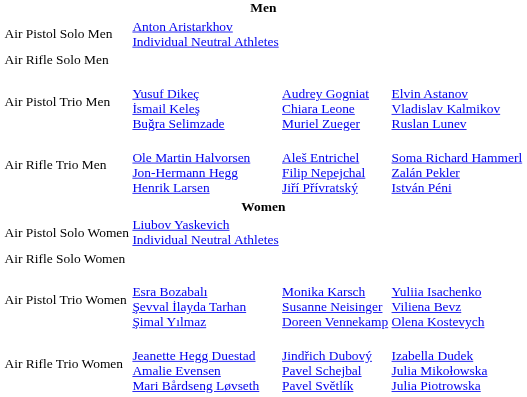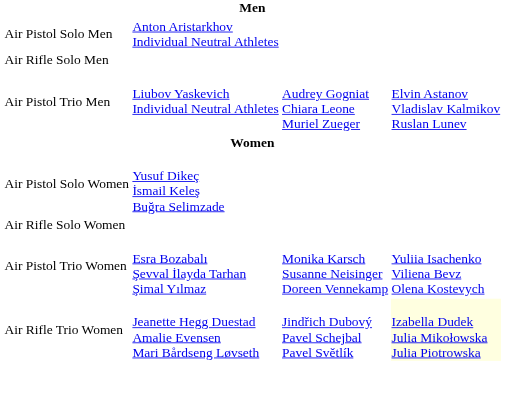(178, 108) Yusuf Dikeç İsmail Keleş Buğra Selimzade -> (206, 101) Liubov Yaskevich Individual Neutral Athletes
- row: (55, 165)
(206, 232) Liubov Yaskevich Individual Neutral Athletes -> (178, 191) Yusuf Dikeç İsmail Keleş Buğra Selimzade
(440, 371) no background -> (440, 337) lightyellow background
